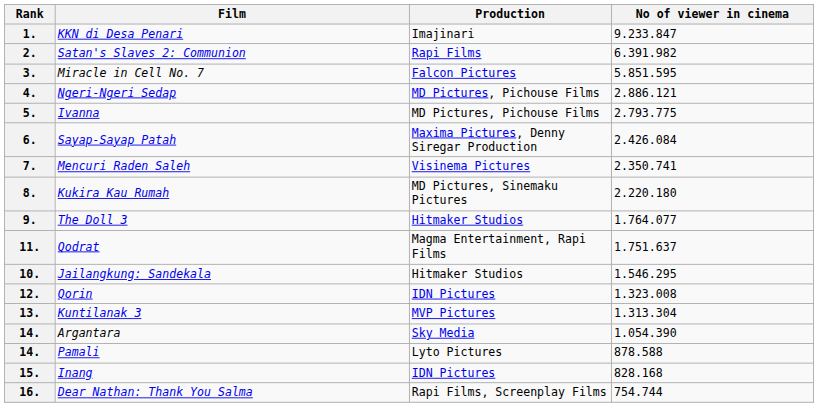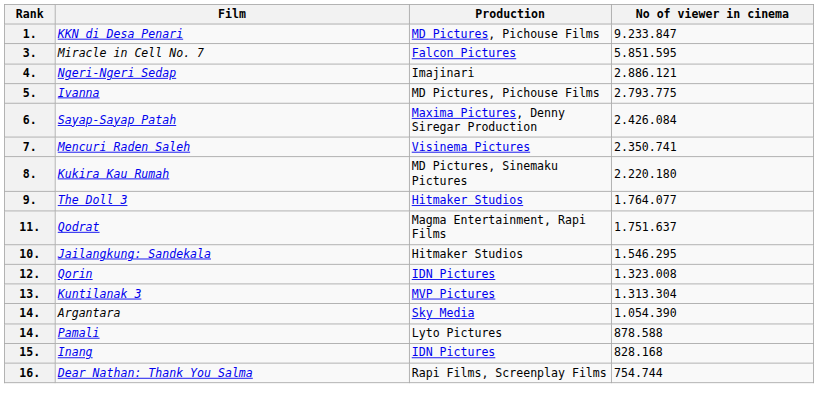(443, 34) Imajinari -> (506, 34) MD Pictures, Pichouse Films
- row: (30, 53)
(506, 93) MD Pictures, Pichouse Films -> (443, 73) Imajinari
